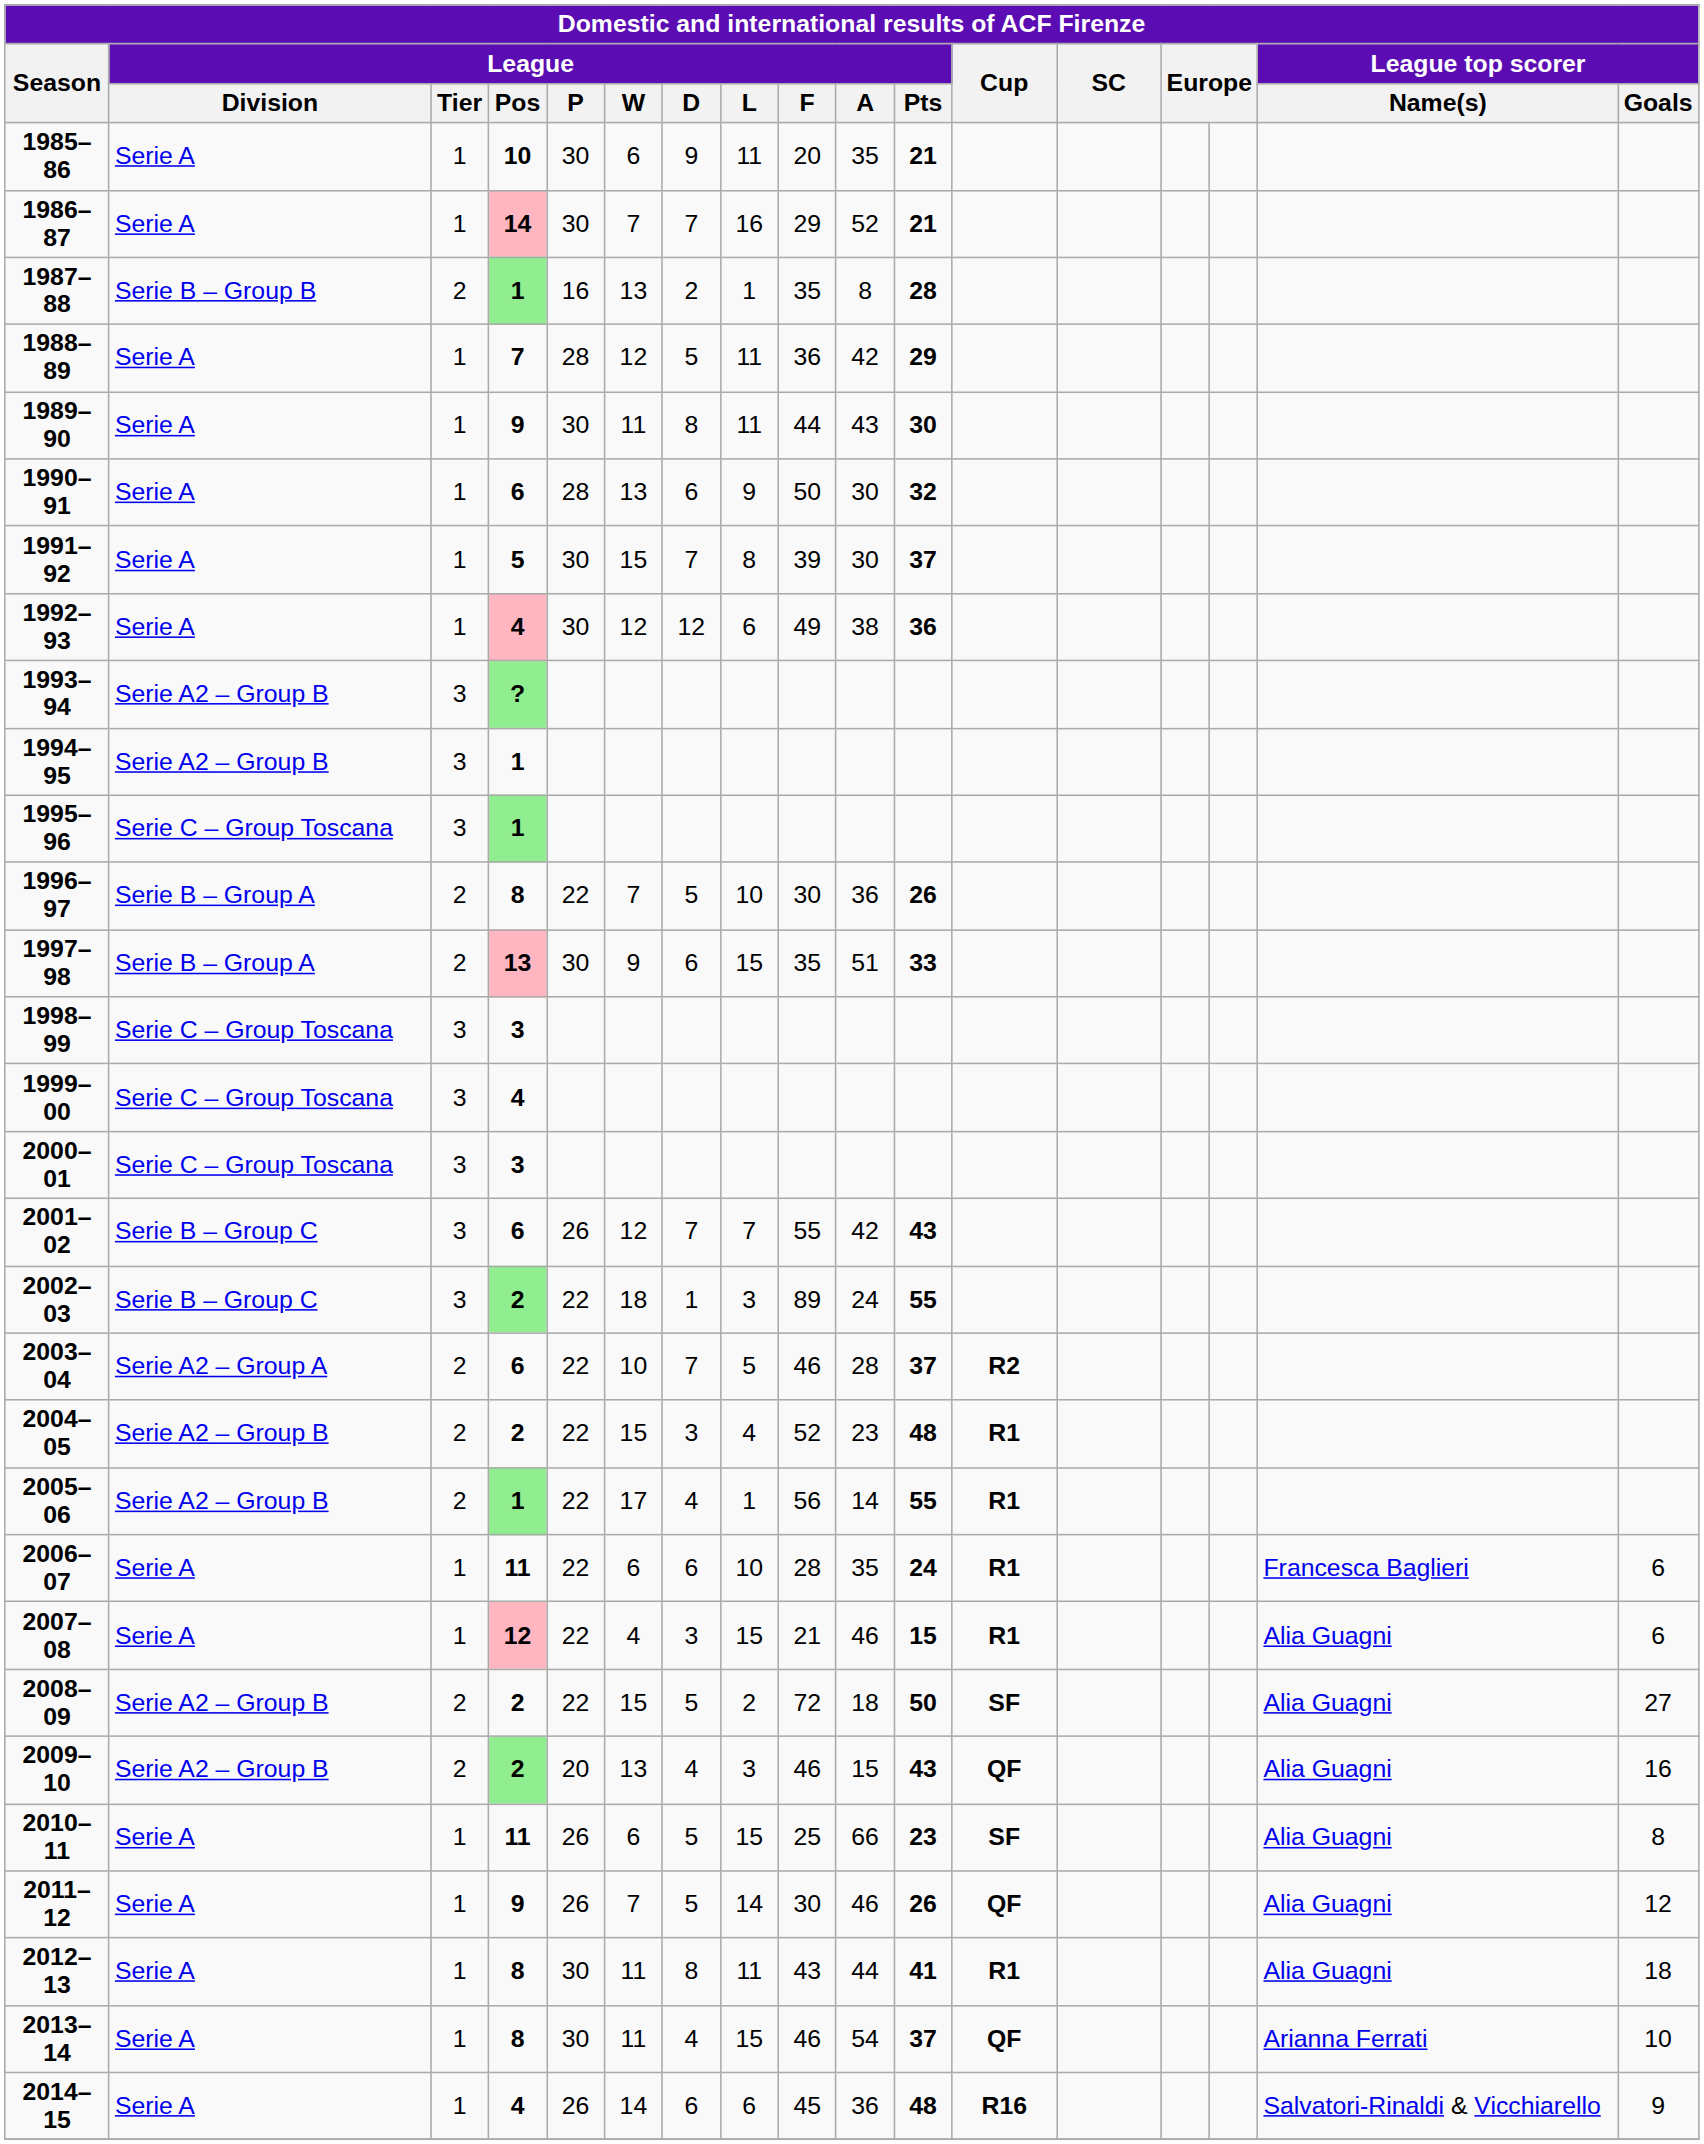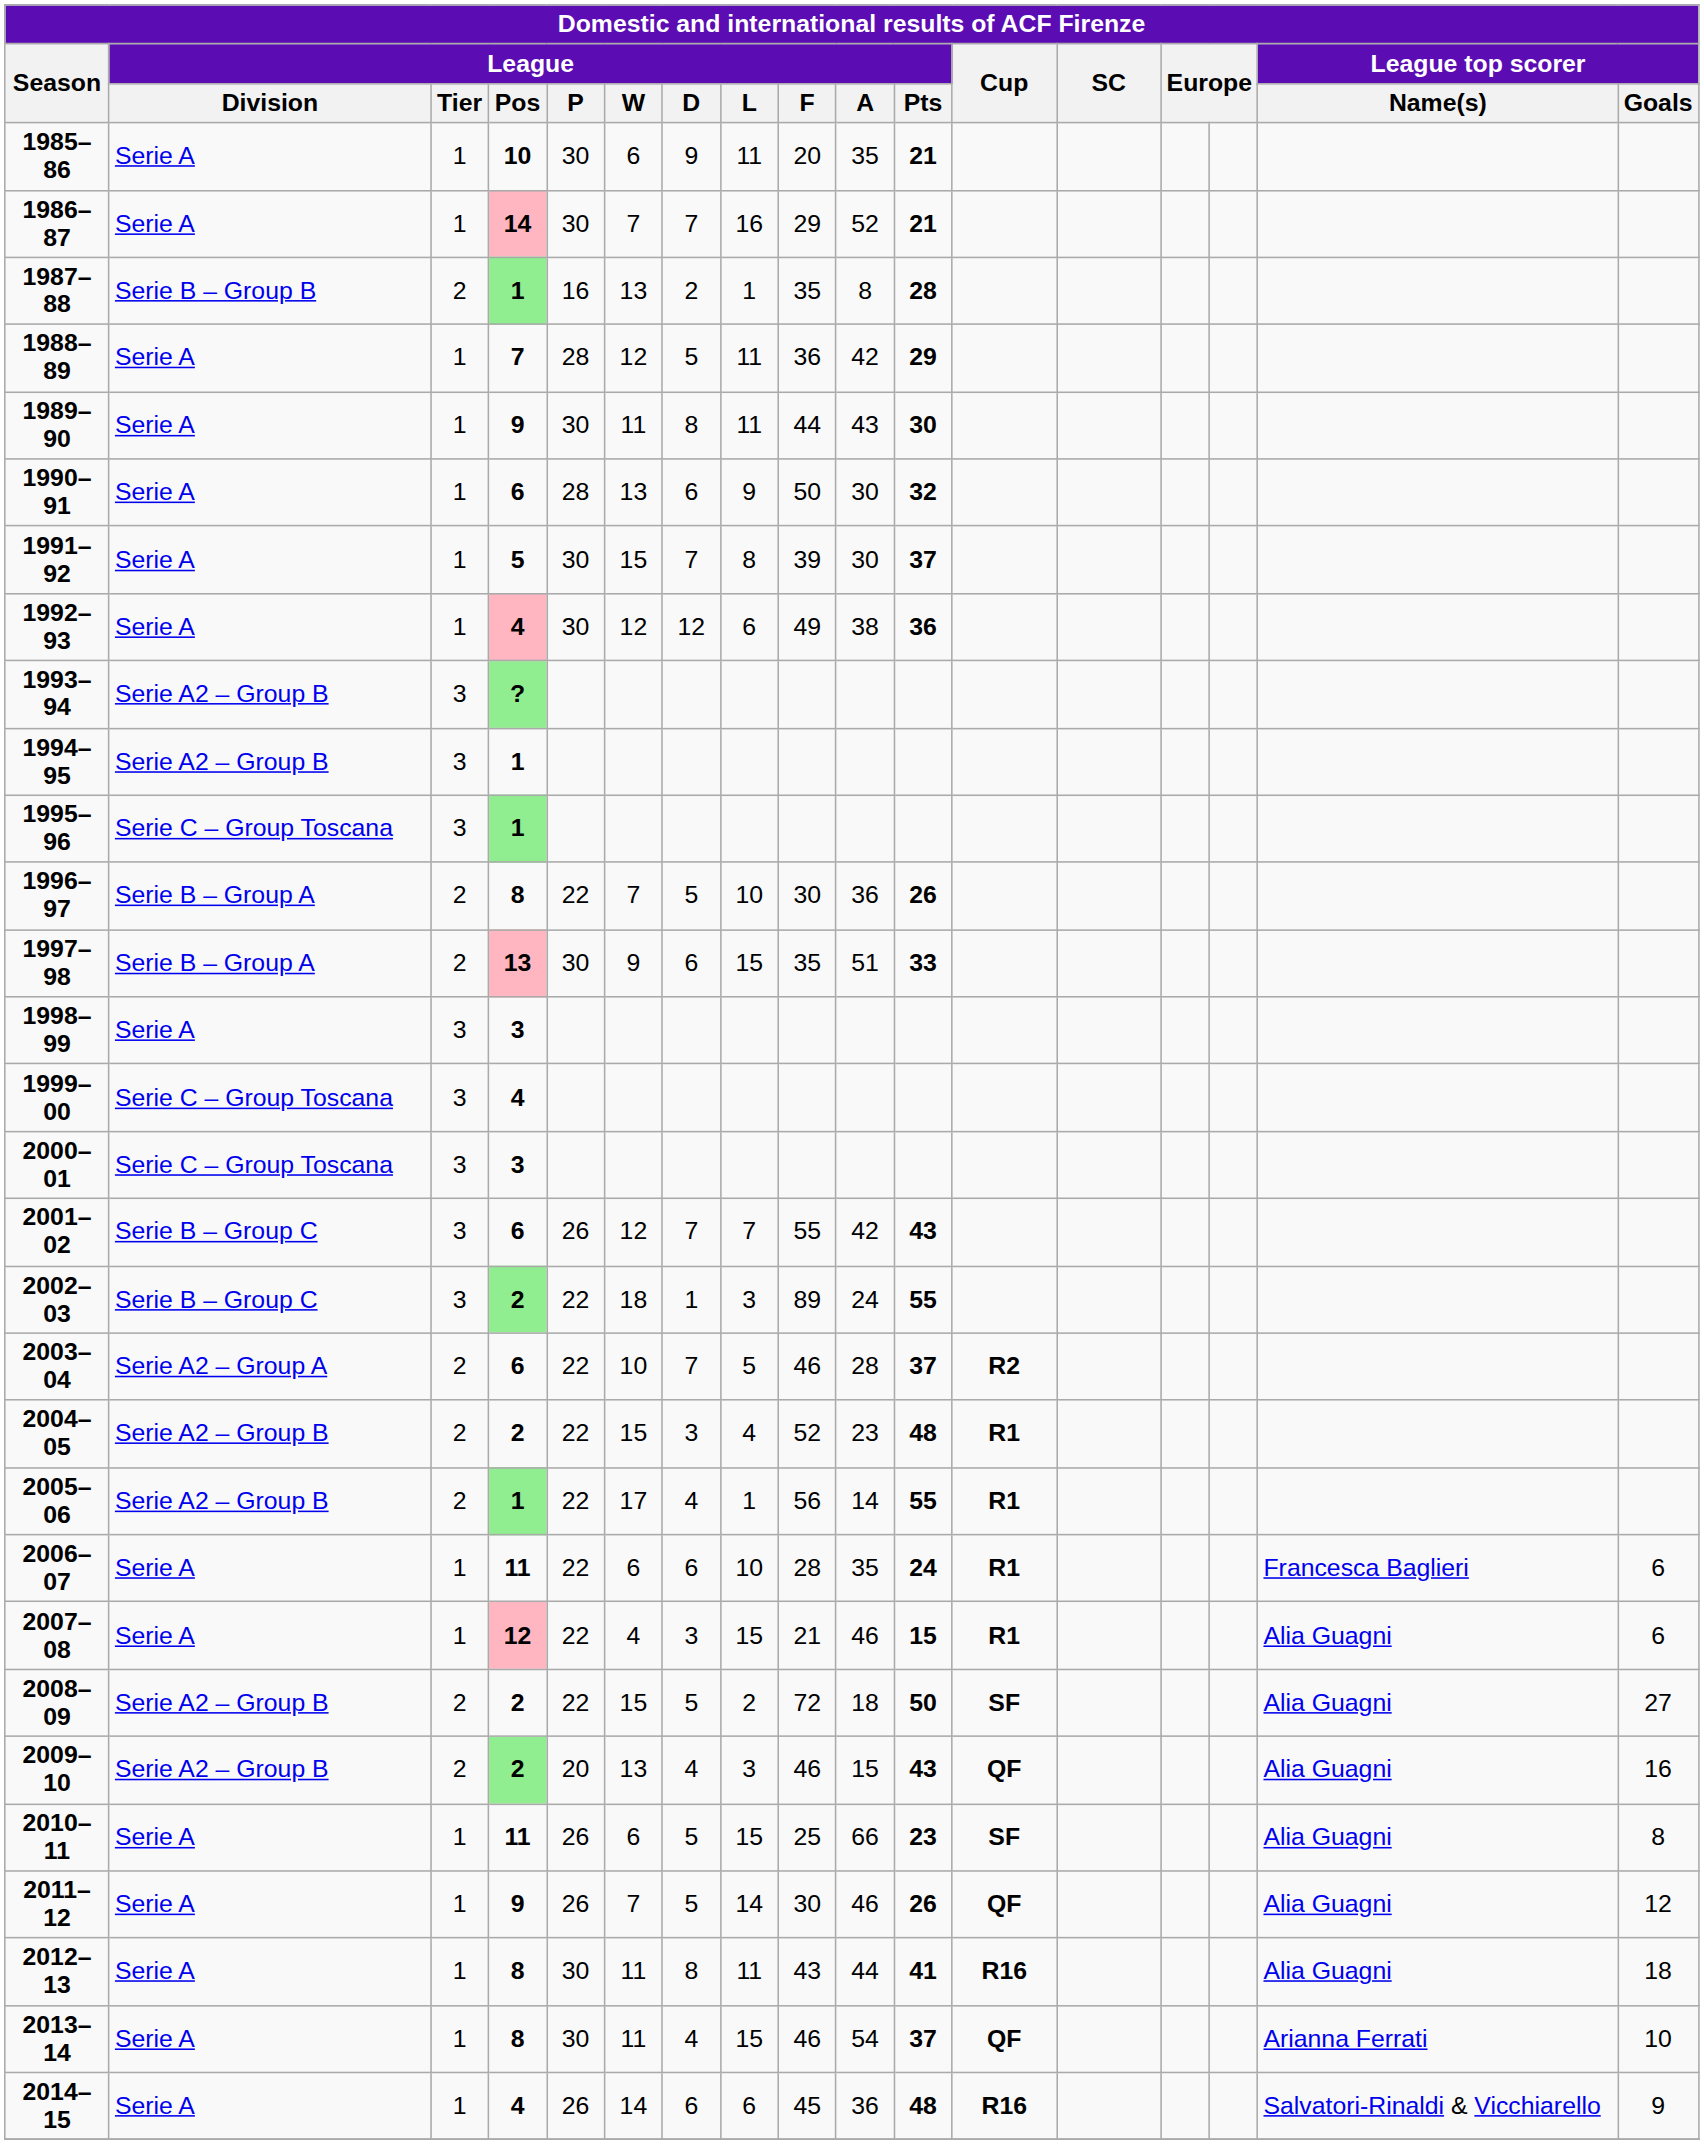(254, 1030) Serie C – Group Toscana -> (155, 1030) Serie A
(1004, 1971) R1 -> (1004, 1971) R16
